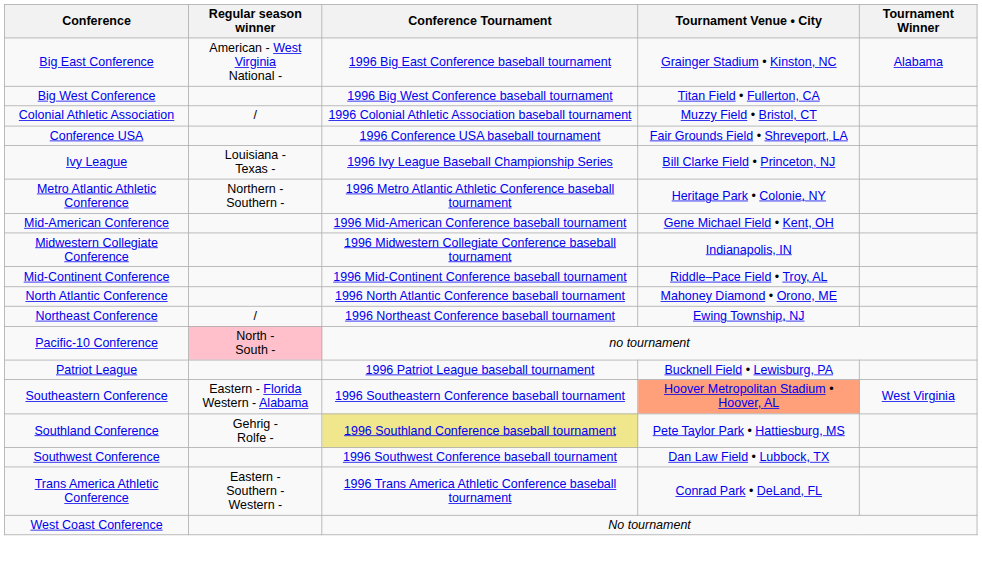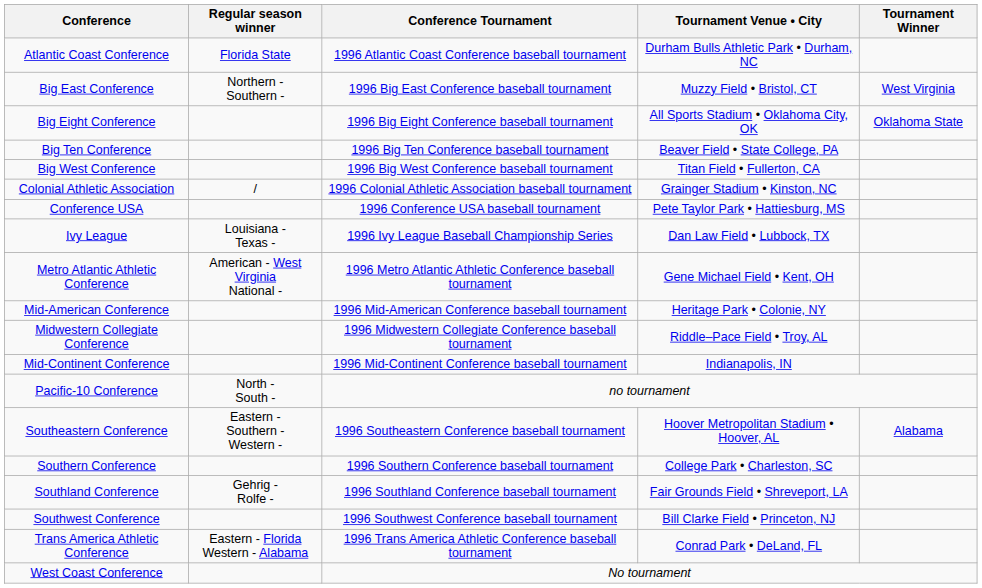+ row: (97, 55)
(255, 62) American - West Virginia National - -> (255, 89) Northern - Southern -
(749, 62) Grainger Stadium • Kinston, NC -> (749, 89) Muzzy Field • Bristol, CT
(918, 62) Alabama -> (918, 89) West Virginia
+ row: (97, 122)
+ row: (97, 149)
(749, 115) Muzzy Field • Bristol, CT -> (749, 189) Grainger Stadium • Kinston, NC
(749, 135) Fair Grounds Field • Shreveport, LA -> (749, 209) Pete Taylor Park • Hattiesburg, MS
(749, 162) Bill Clarke Field • Princeton, NJ -> (749, 235) Dan Law Field • Lubbock, TX
(255, 196) Northern - Southern - -> (255, 276) American - West Virginia National -
(749, 196) Heritage Park • Colonie, NY -> (749, 276) Gene Michael Field • Kent, OH
(749, 223) Gene Michael Field • Kent, OH -> (749, 310) Heritage Park • Colonie, NY
(749, 249) Indianapolis, IN -> (749, 337) Riddle–Pace Field • Troy, AL
(749, 276) Riddle–Pace Field • Troy, AL -> (749, 364) Indianapolis, IN
- row: (97, 296)
- row: (97, 316)
(255, 343) pink background -> (255, 391) no background
- row: (97, 369)
(255, 396) Eastern - Florida Western - Alabama -> (255, 431) Eastern - Southern - Western -
(749, 396) lightsalmon background -> (749, 431) no background
(918, 396) West Virginia -> (918, 431) Alabama
+ row: (97, 465)
(480, 430) khaki background -> (480, 492) no background
(749, 430) Pete Taylor Park • Hattiesburg, MS -> (749, 492) Fair Grounds Field • Shreveport, LA
(749, 457) Dan Law Field • Lubbock, TX -> (749, 519) Bill Clarke Field • Princeton, NJ
(255, 491) Eastern - Southern - Western - -> (255, 546) Eastern - Florida Western - Alabama
